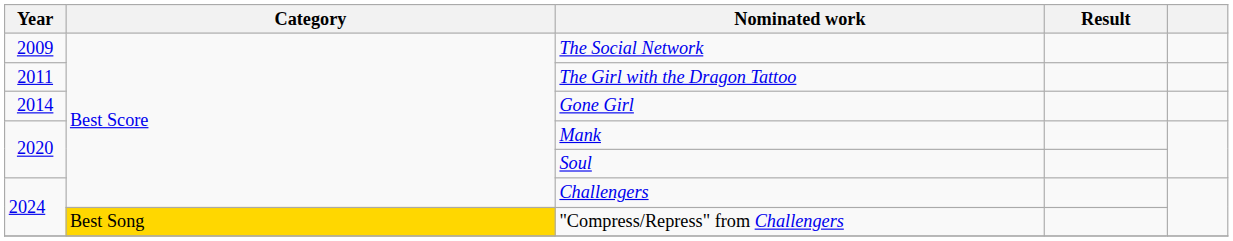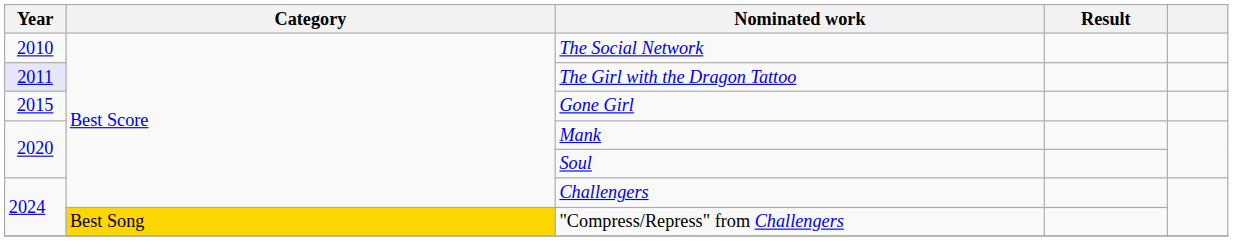(35, 47) 2009 -> (35, 47) 2010
(35, 76) no background -> (35, 76) lavender background
(35, 105) 2014 -> (35, 105) 2015
